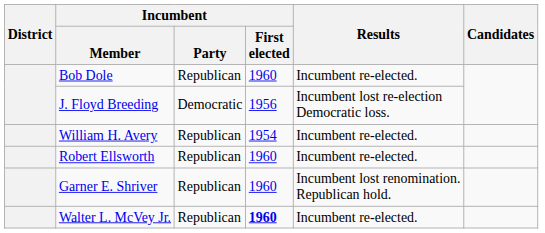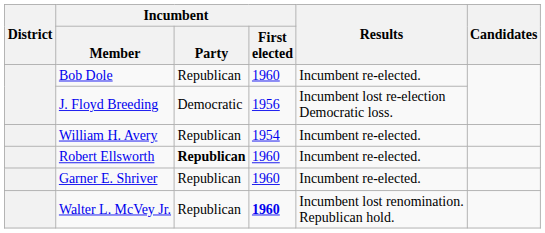(209, 157) normal -> (211, 157) bold
(378, 187) Incumbent lost renomination. Republican hold. -> (360, 179) Incumbent re-elected.
(357, 217) Incumbent re-elected. -> (381, 209) Incumbent lost renomination. Republican hold.
